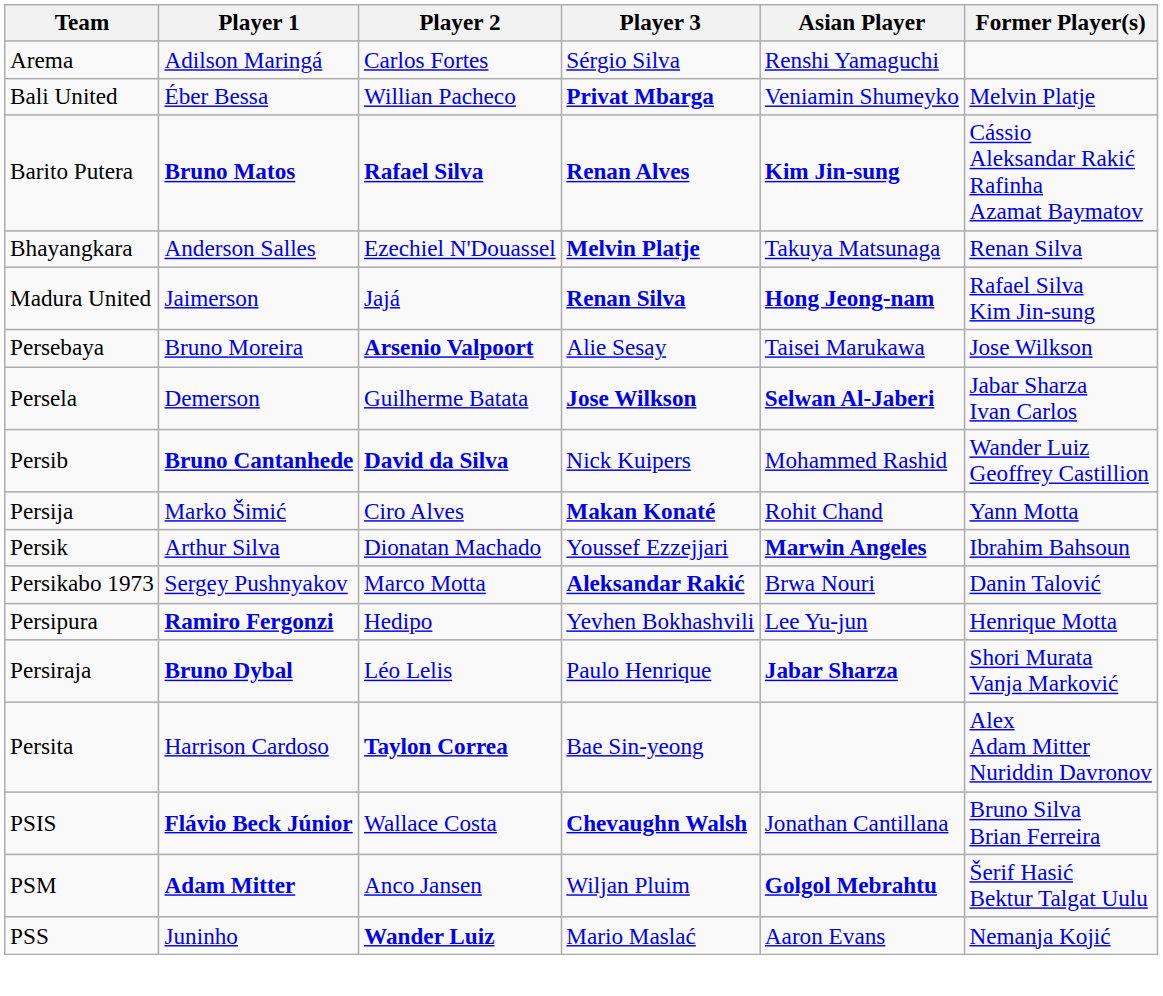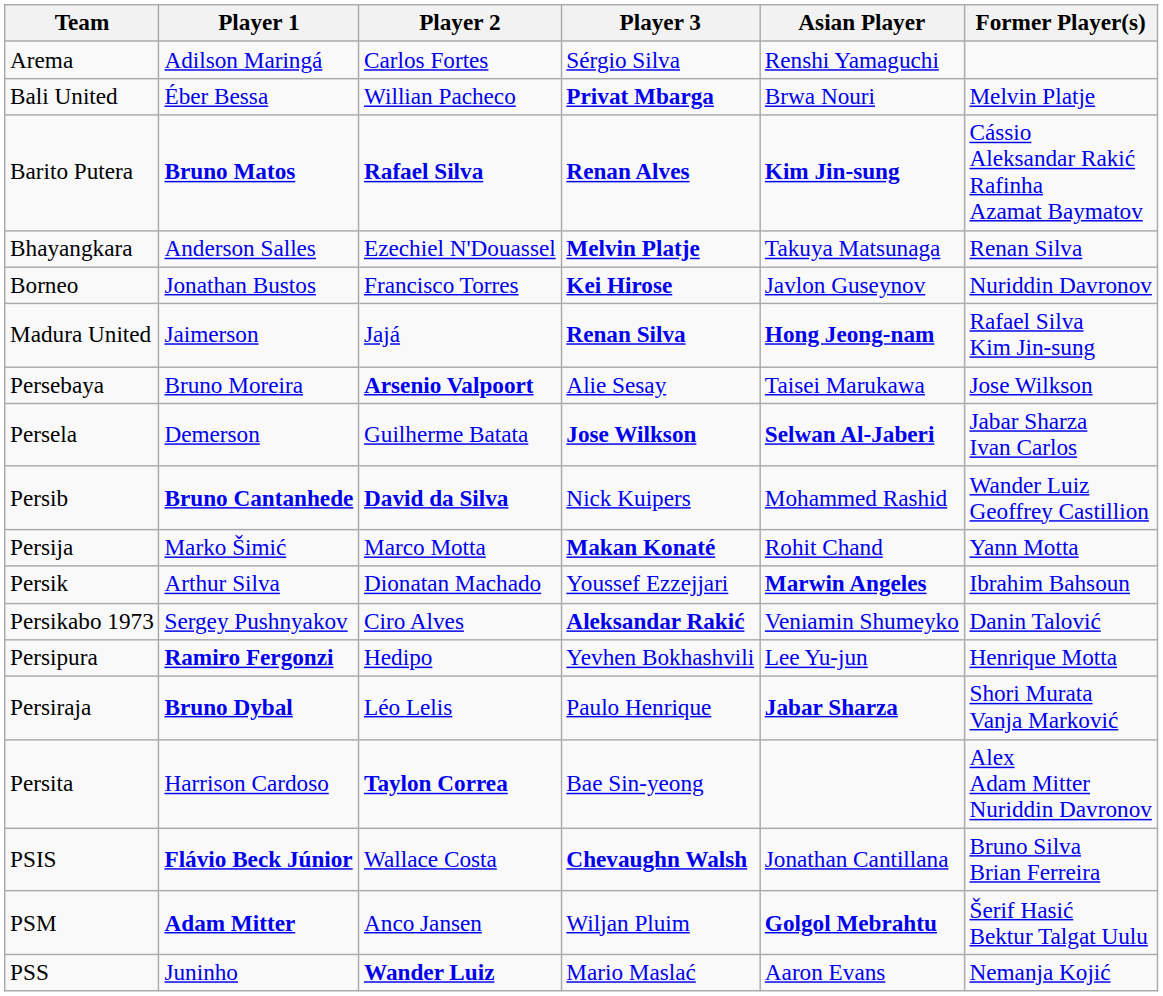(862, 96) Veniamin Shumeyko -> (820, 96) Brwa Nouri
+ row: (44, 285)
(414, 510) Ciro Alves -> (425, 547) Marco Motta
(425, 584) Marco Motta -> (414, 621) Ciro Alves
(820, 584) Brwa Nouri -> (862, 621) Veniamin Shumeyko
